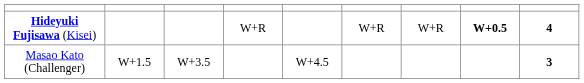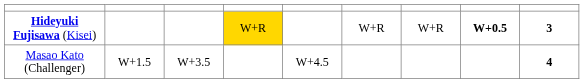(253, 28) no background -> (253, 28) gold background
(549, 28) 4 -> (549, 28) 3
(549, 61) 3 -> (549, 61) 4
